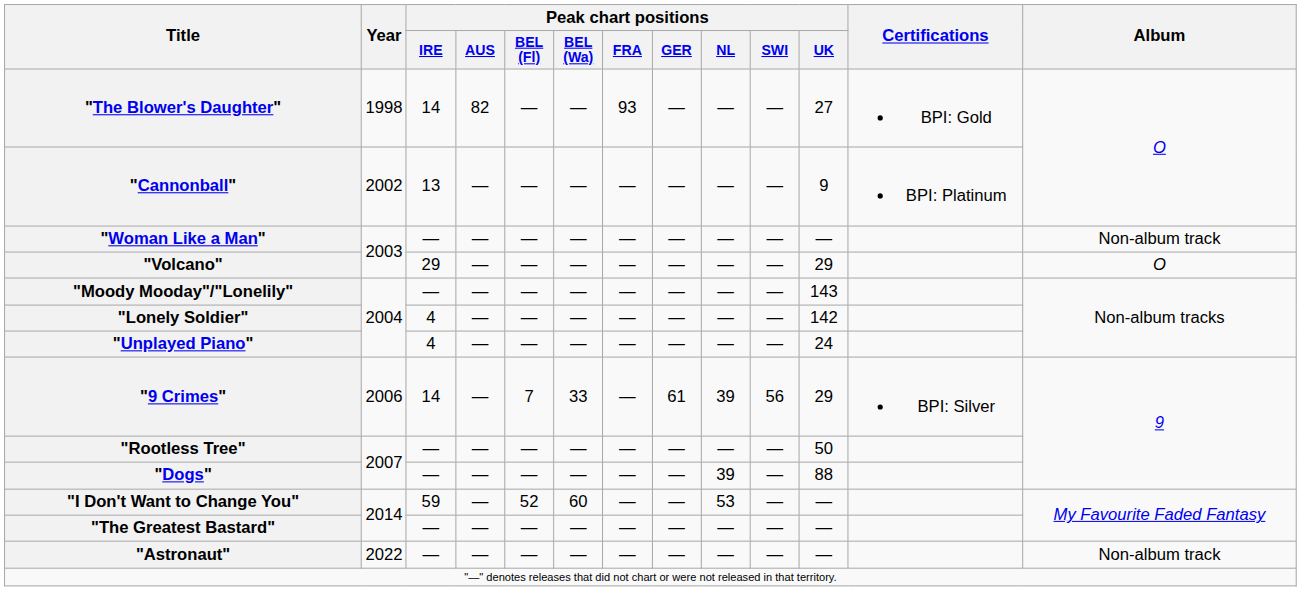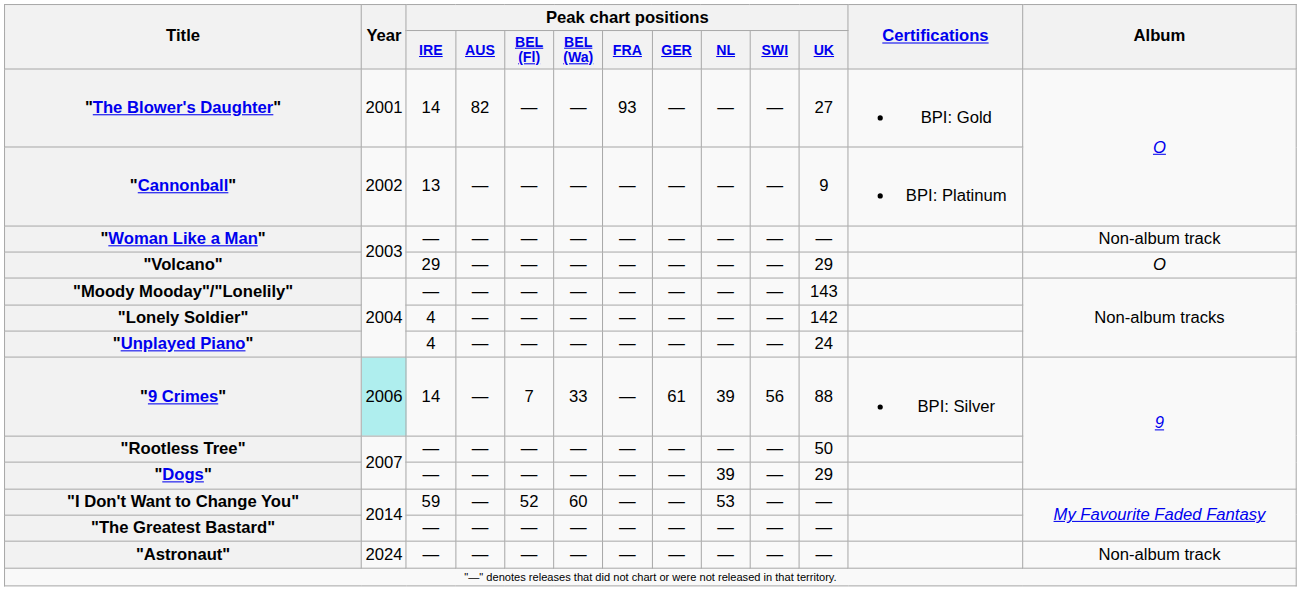(384, 107) 1998 -> (384, 107) 2001
(384, 396) no background -> (384, 396) paleturquoise background
(824, 396) 29 -> (824, 396) 88
(824, 475) 88 -> (824, 475) 29
(384, 554) 2022 -> (384, 554) 2024
